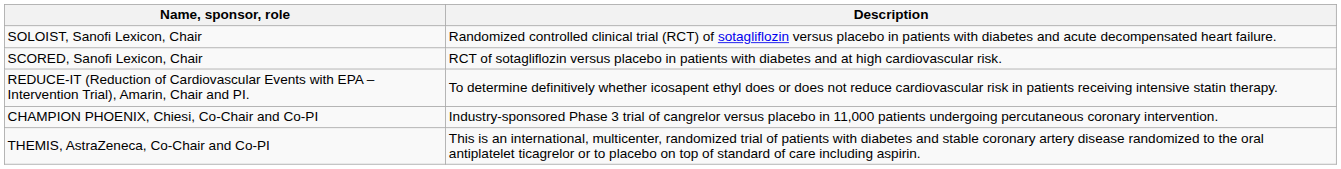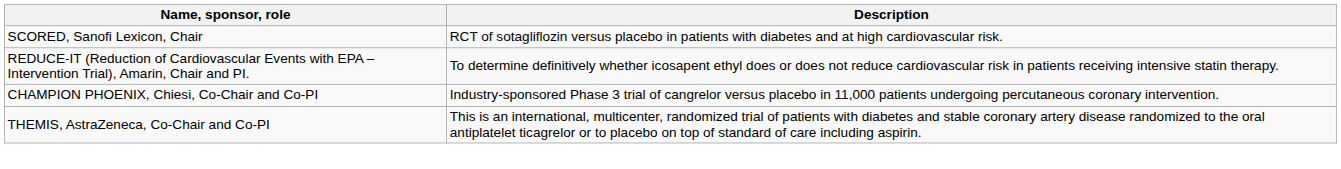- row: (105, 36)
